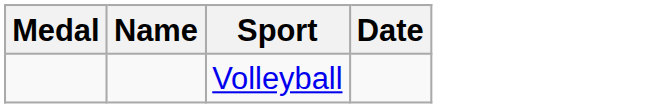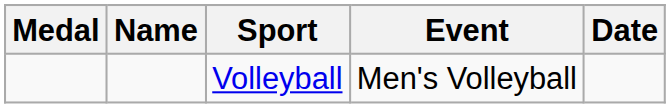+ column: (467, 30)
